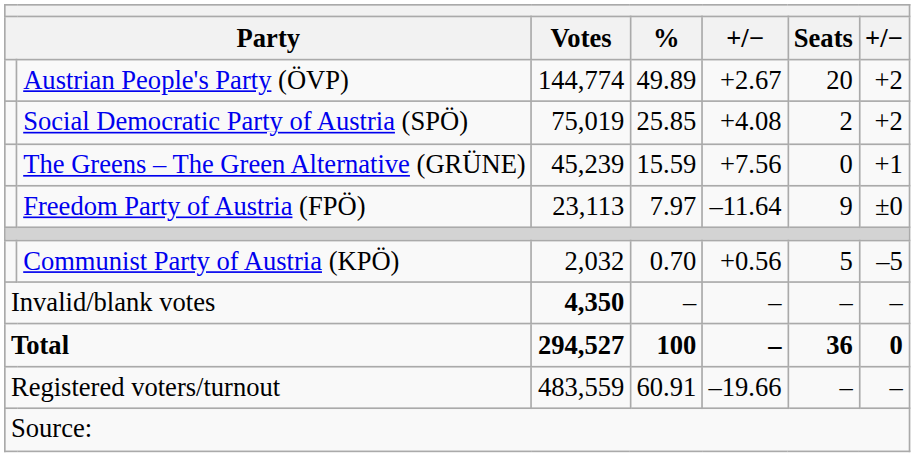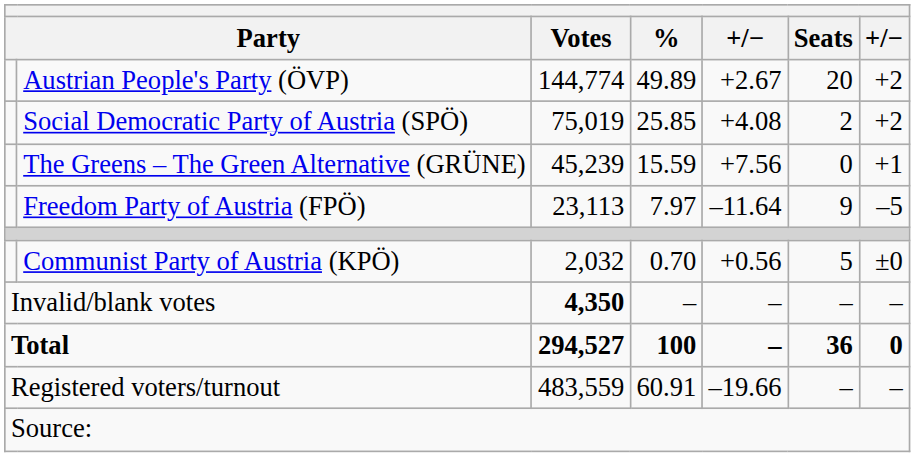(889, 206) ±0 -> (889, 206) –5
(889, 260) –5 -> (889, 260) ±0
